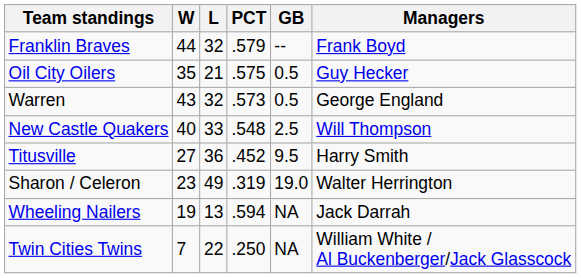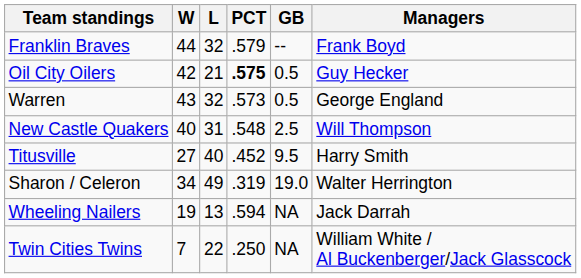(186, 73) 35 -> (186, 73) 42
(248, 73) normal -> (248, 73) bold
(214, 128) 33 -> (214, 128) 31
(214, 156) 36 -> (214, 156) 40
(186, 184) 23 -> (186, 184) 34
